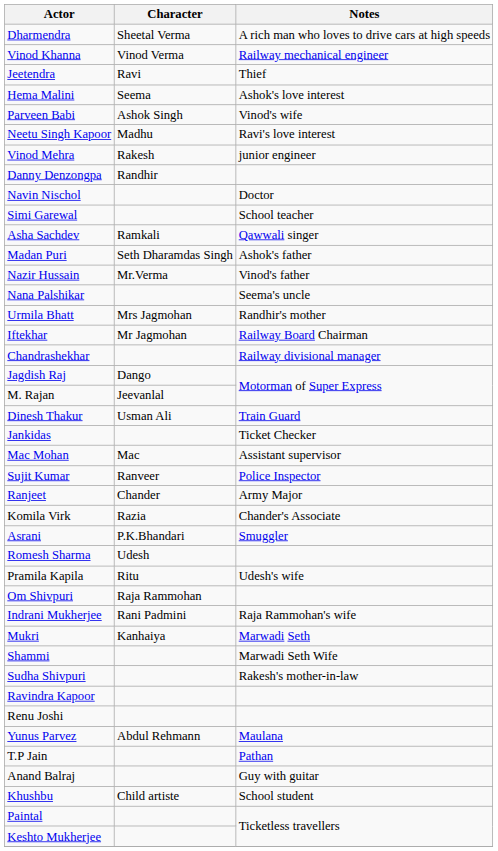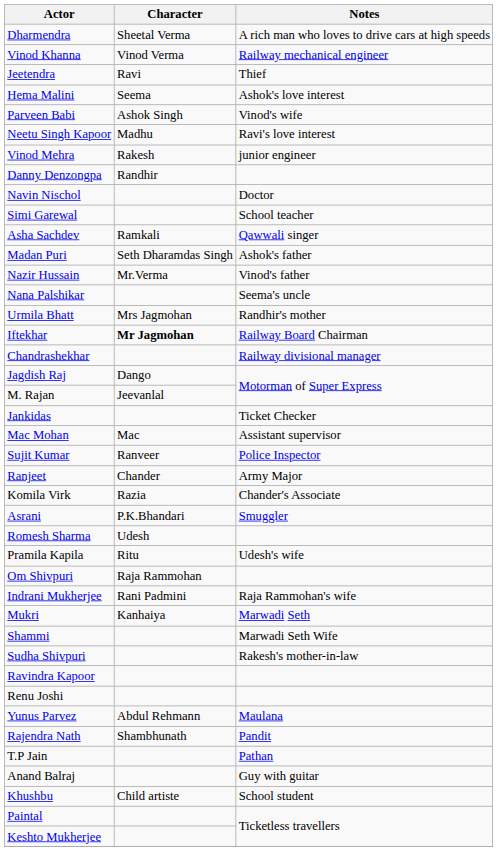(152, 335) normal -> (155, 335) bold
- row: (45, 415)
+ row: (44, 736)
